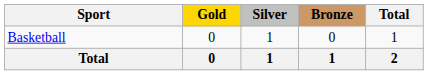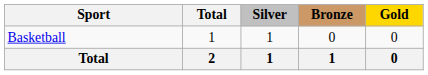columns swapped: (212, 15) <-> (394, 15)
